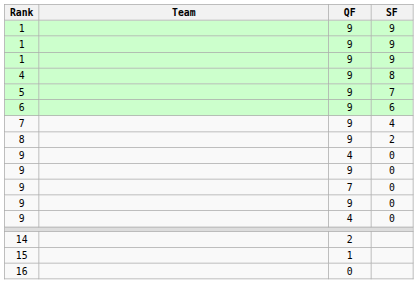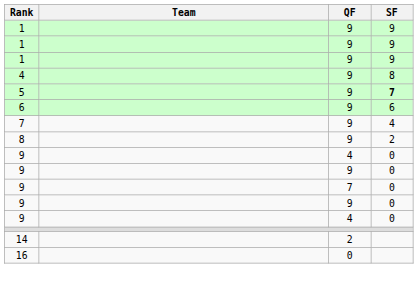(392, 92) normal -> (392, 92) bold
- row: (22, 255)
